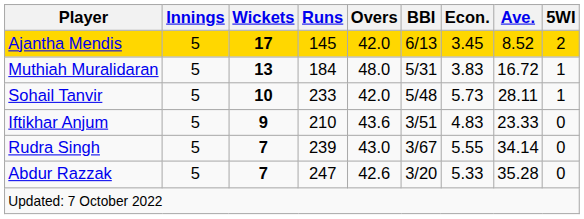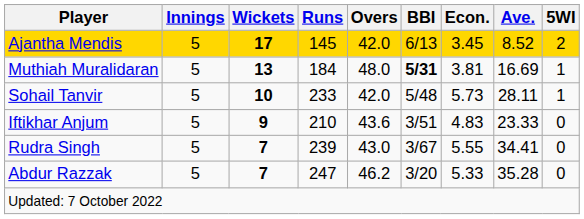(421, 69) normal -> (421, 69) bold
(467, 69) 3.83 -> (467, 69) 3.81
(518, 69) 16.72 -> (518, 69) 16.69
(518, 148) 34.14 -> (518, 148) 34.41
(374, 174) 42.6 -> (374, 174) 46.2
